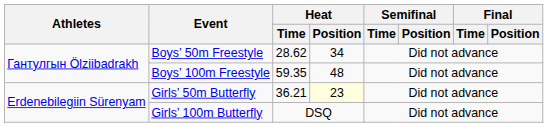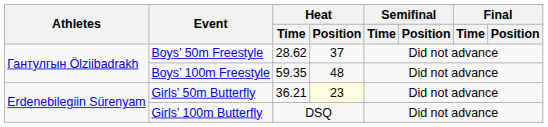(337, 54) 34 -> (337, 54) 37
